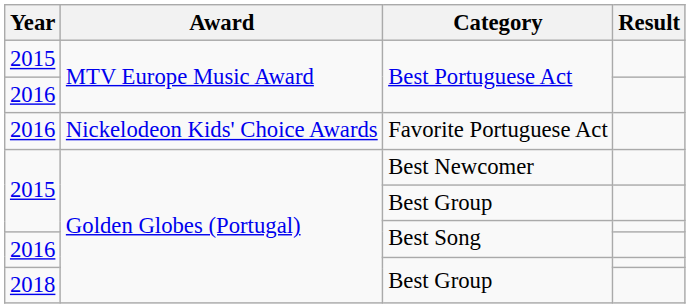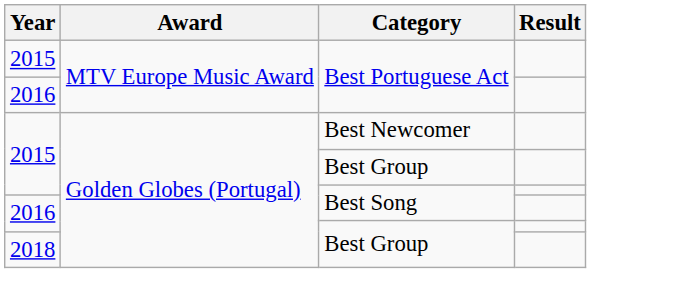- row: (33, 130)
